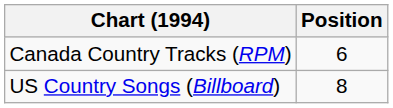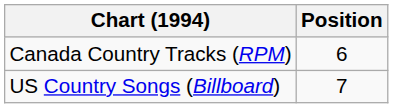(342, 86) 8 -> (342, 86) 7
